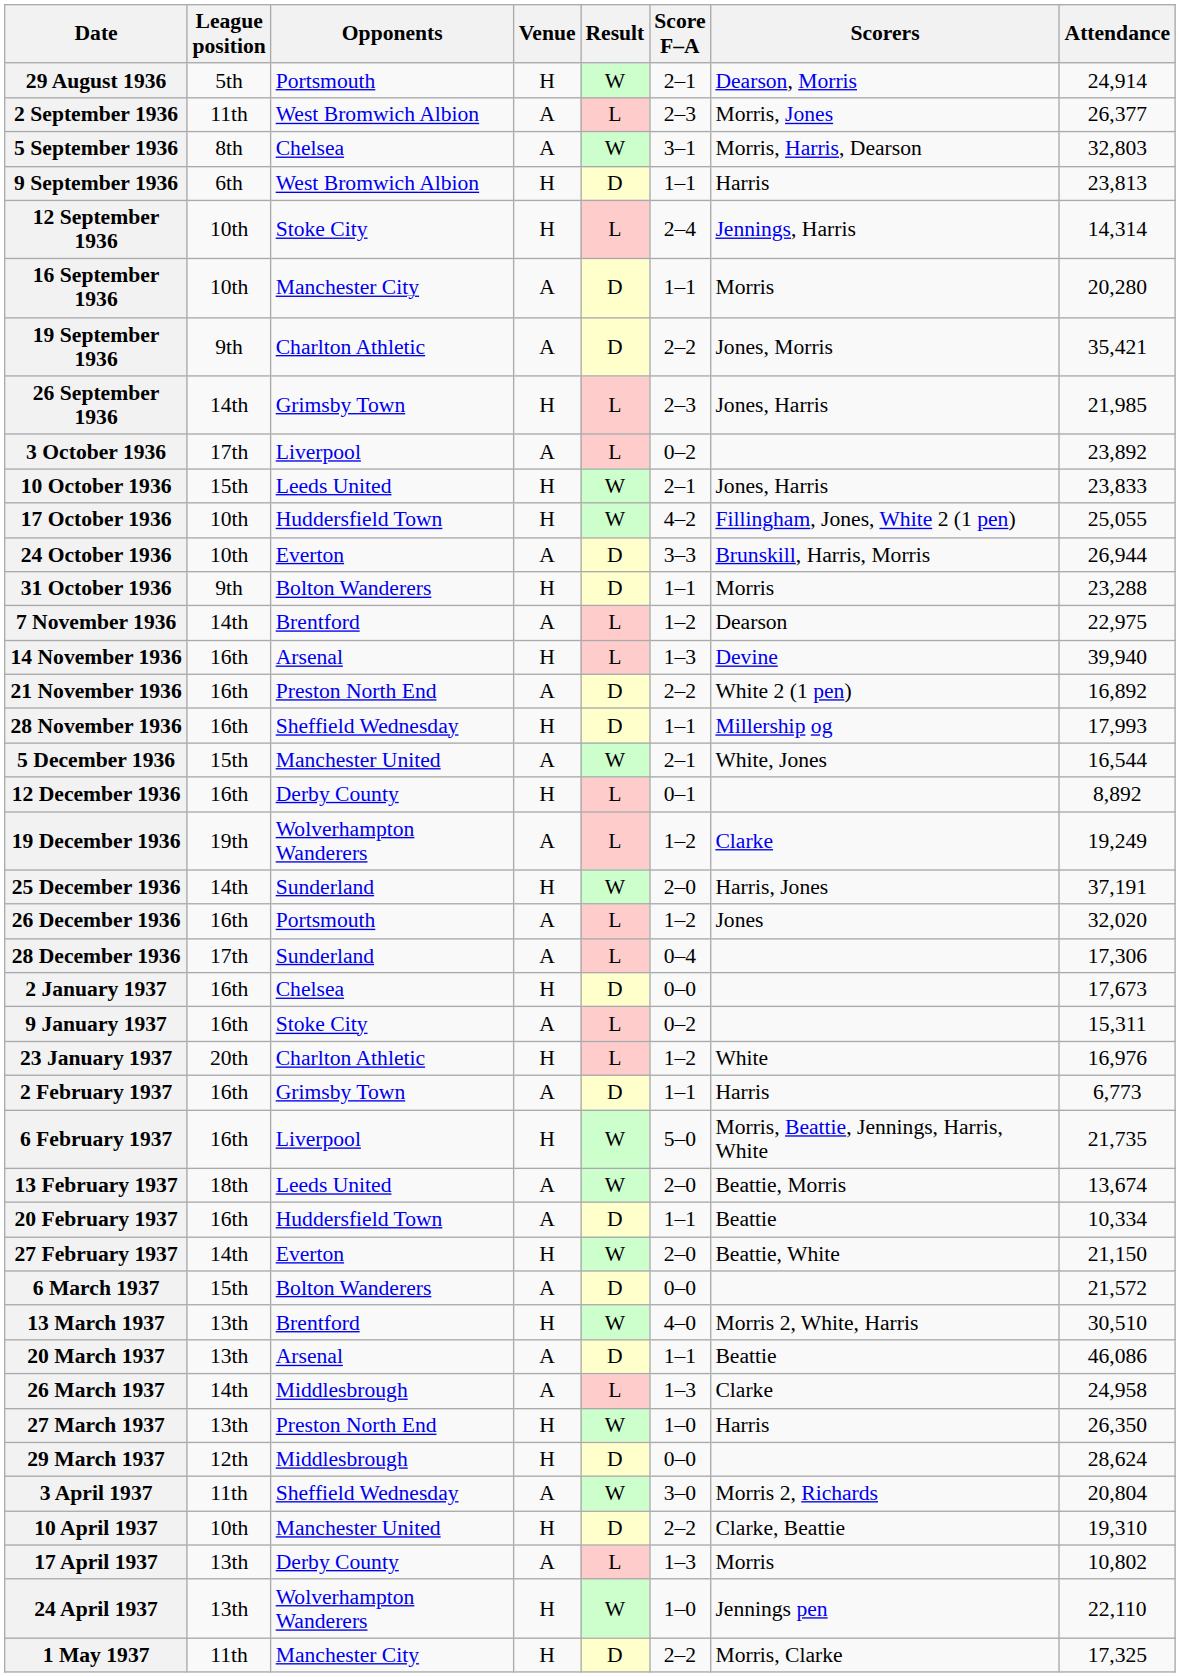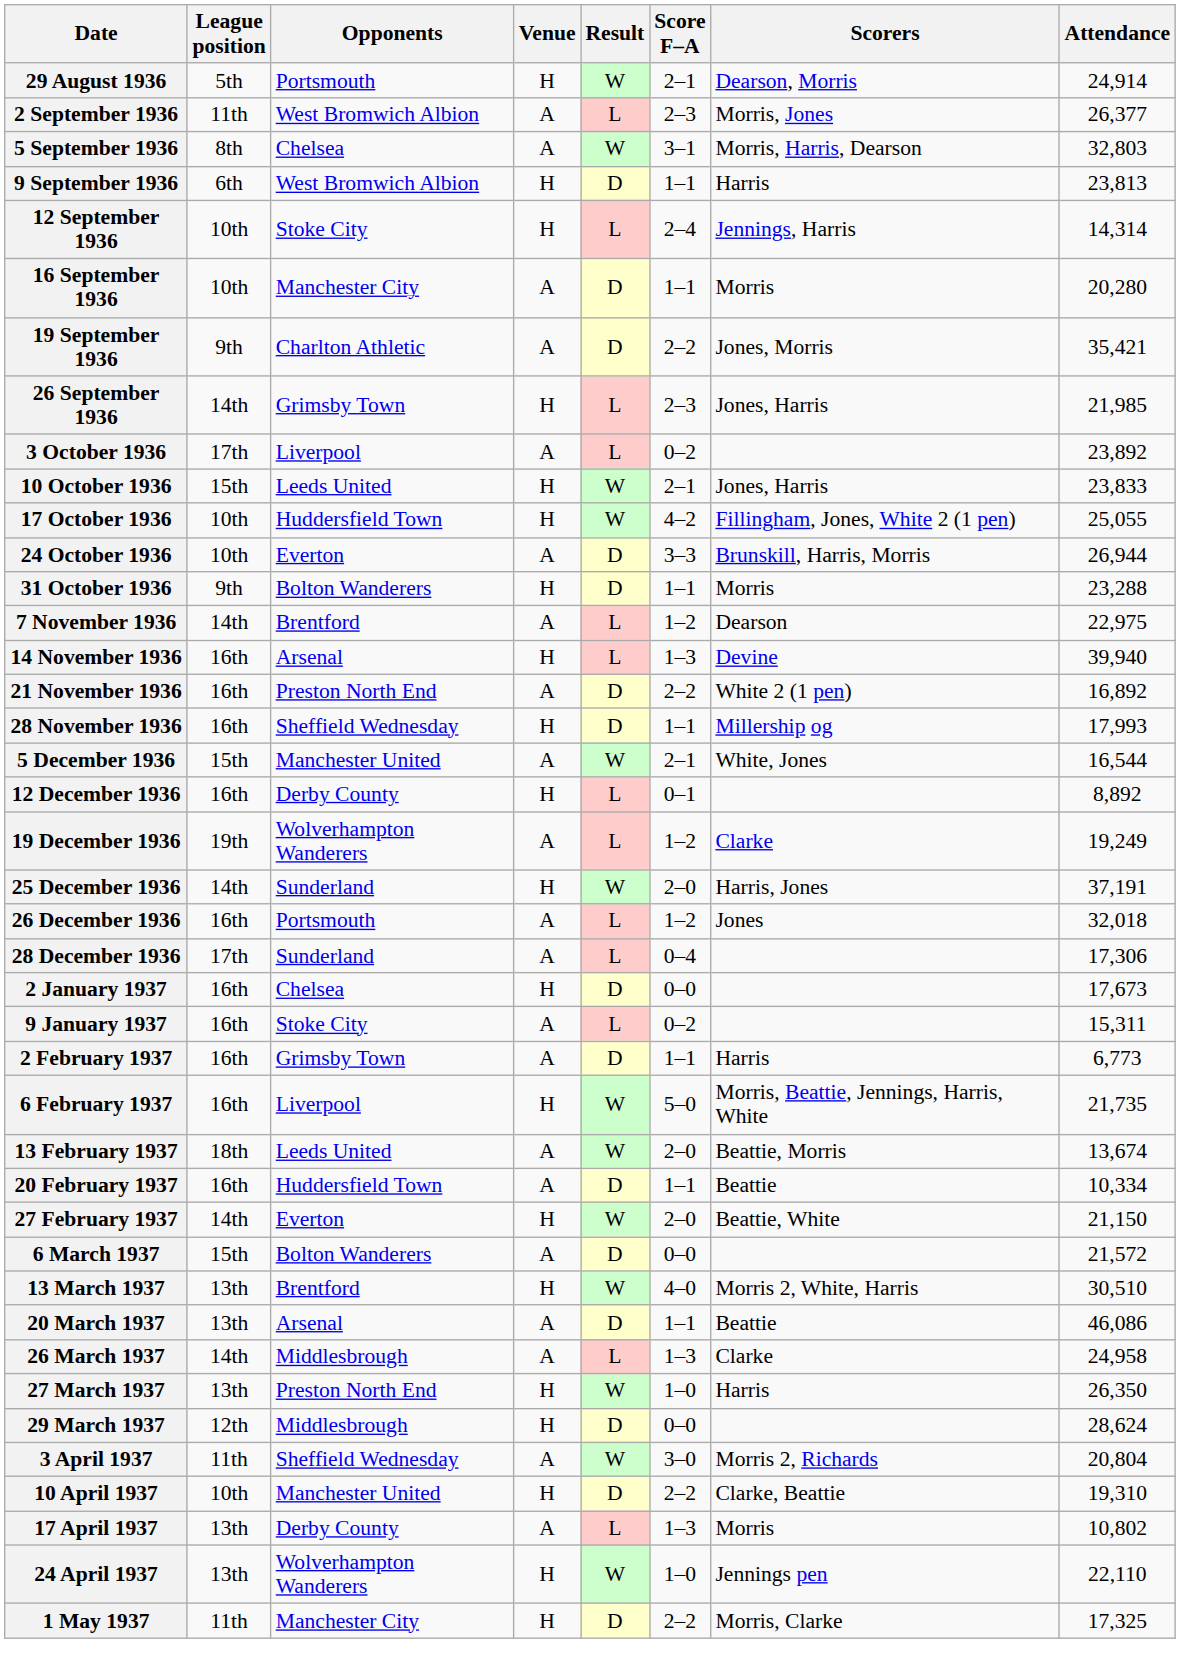(1117, 921) 32,020 -> (1117, 921) 32,018
- row: (96, 1058)
